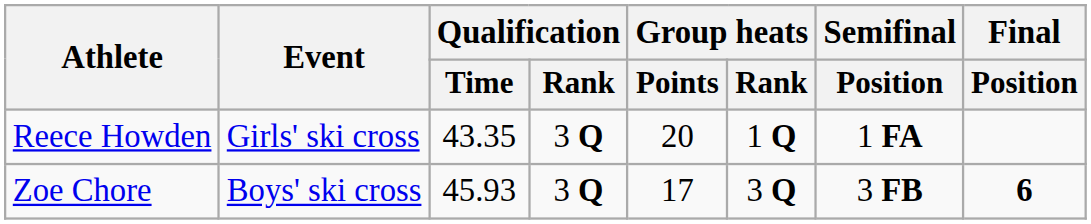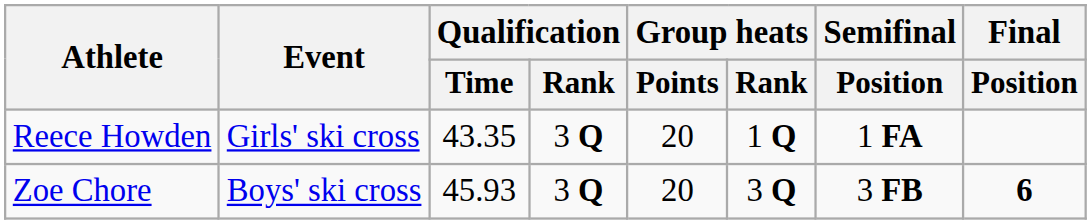(677, 190) 17 -> (677, 190) 20
